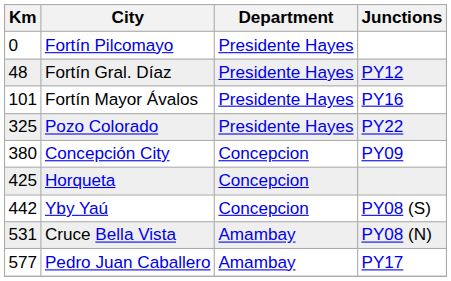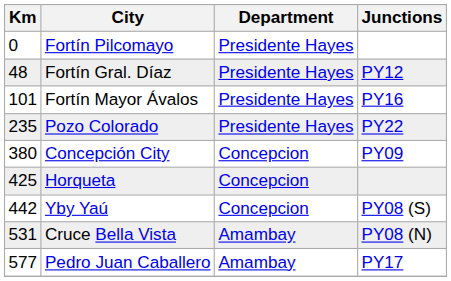(23, 126) 325 -> (23, 126) 235
